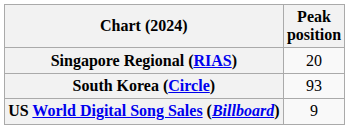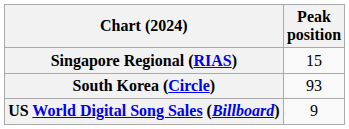(314, 60) 20 -> (314, 60) 15
